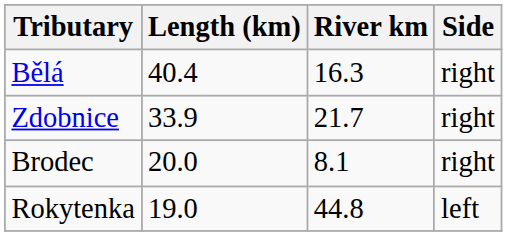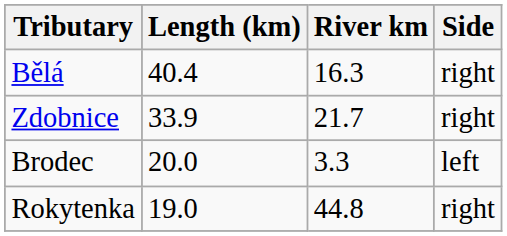(332, 162) 8.1 -> (332, 162) 3.3
(468, 162) right -> (460, 162) left
(460, 207) left -> (468, 207) right
